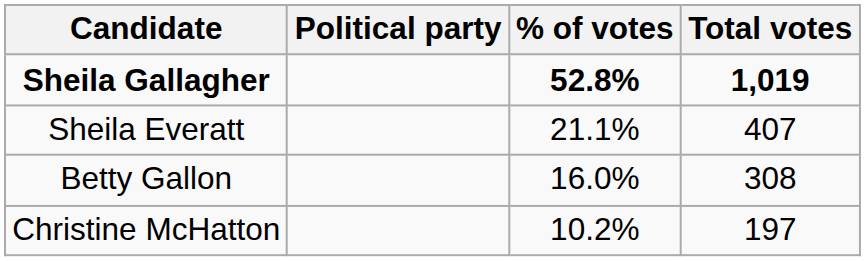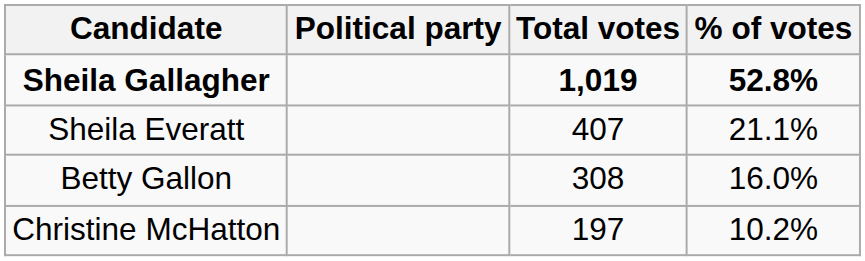columns swapped: (770, 29) <-> (595, 29)
